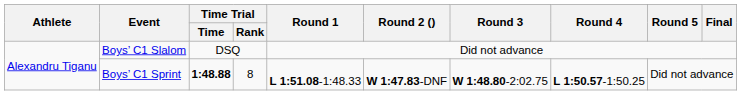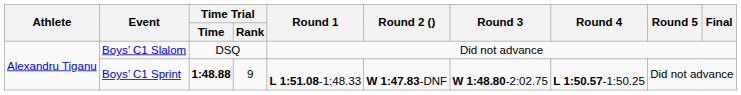(250, 75) 8 -> (250, 75) 9
